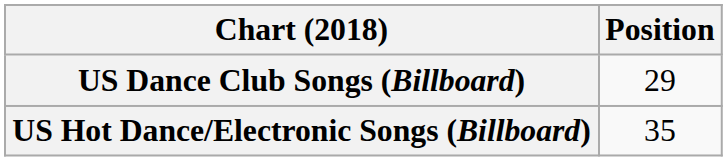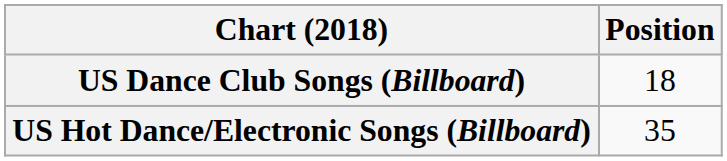(660, 79) 29 -> (660, 79) 18
